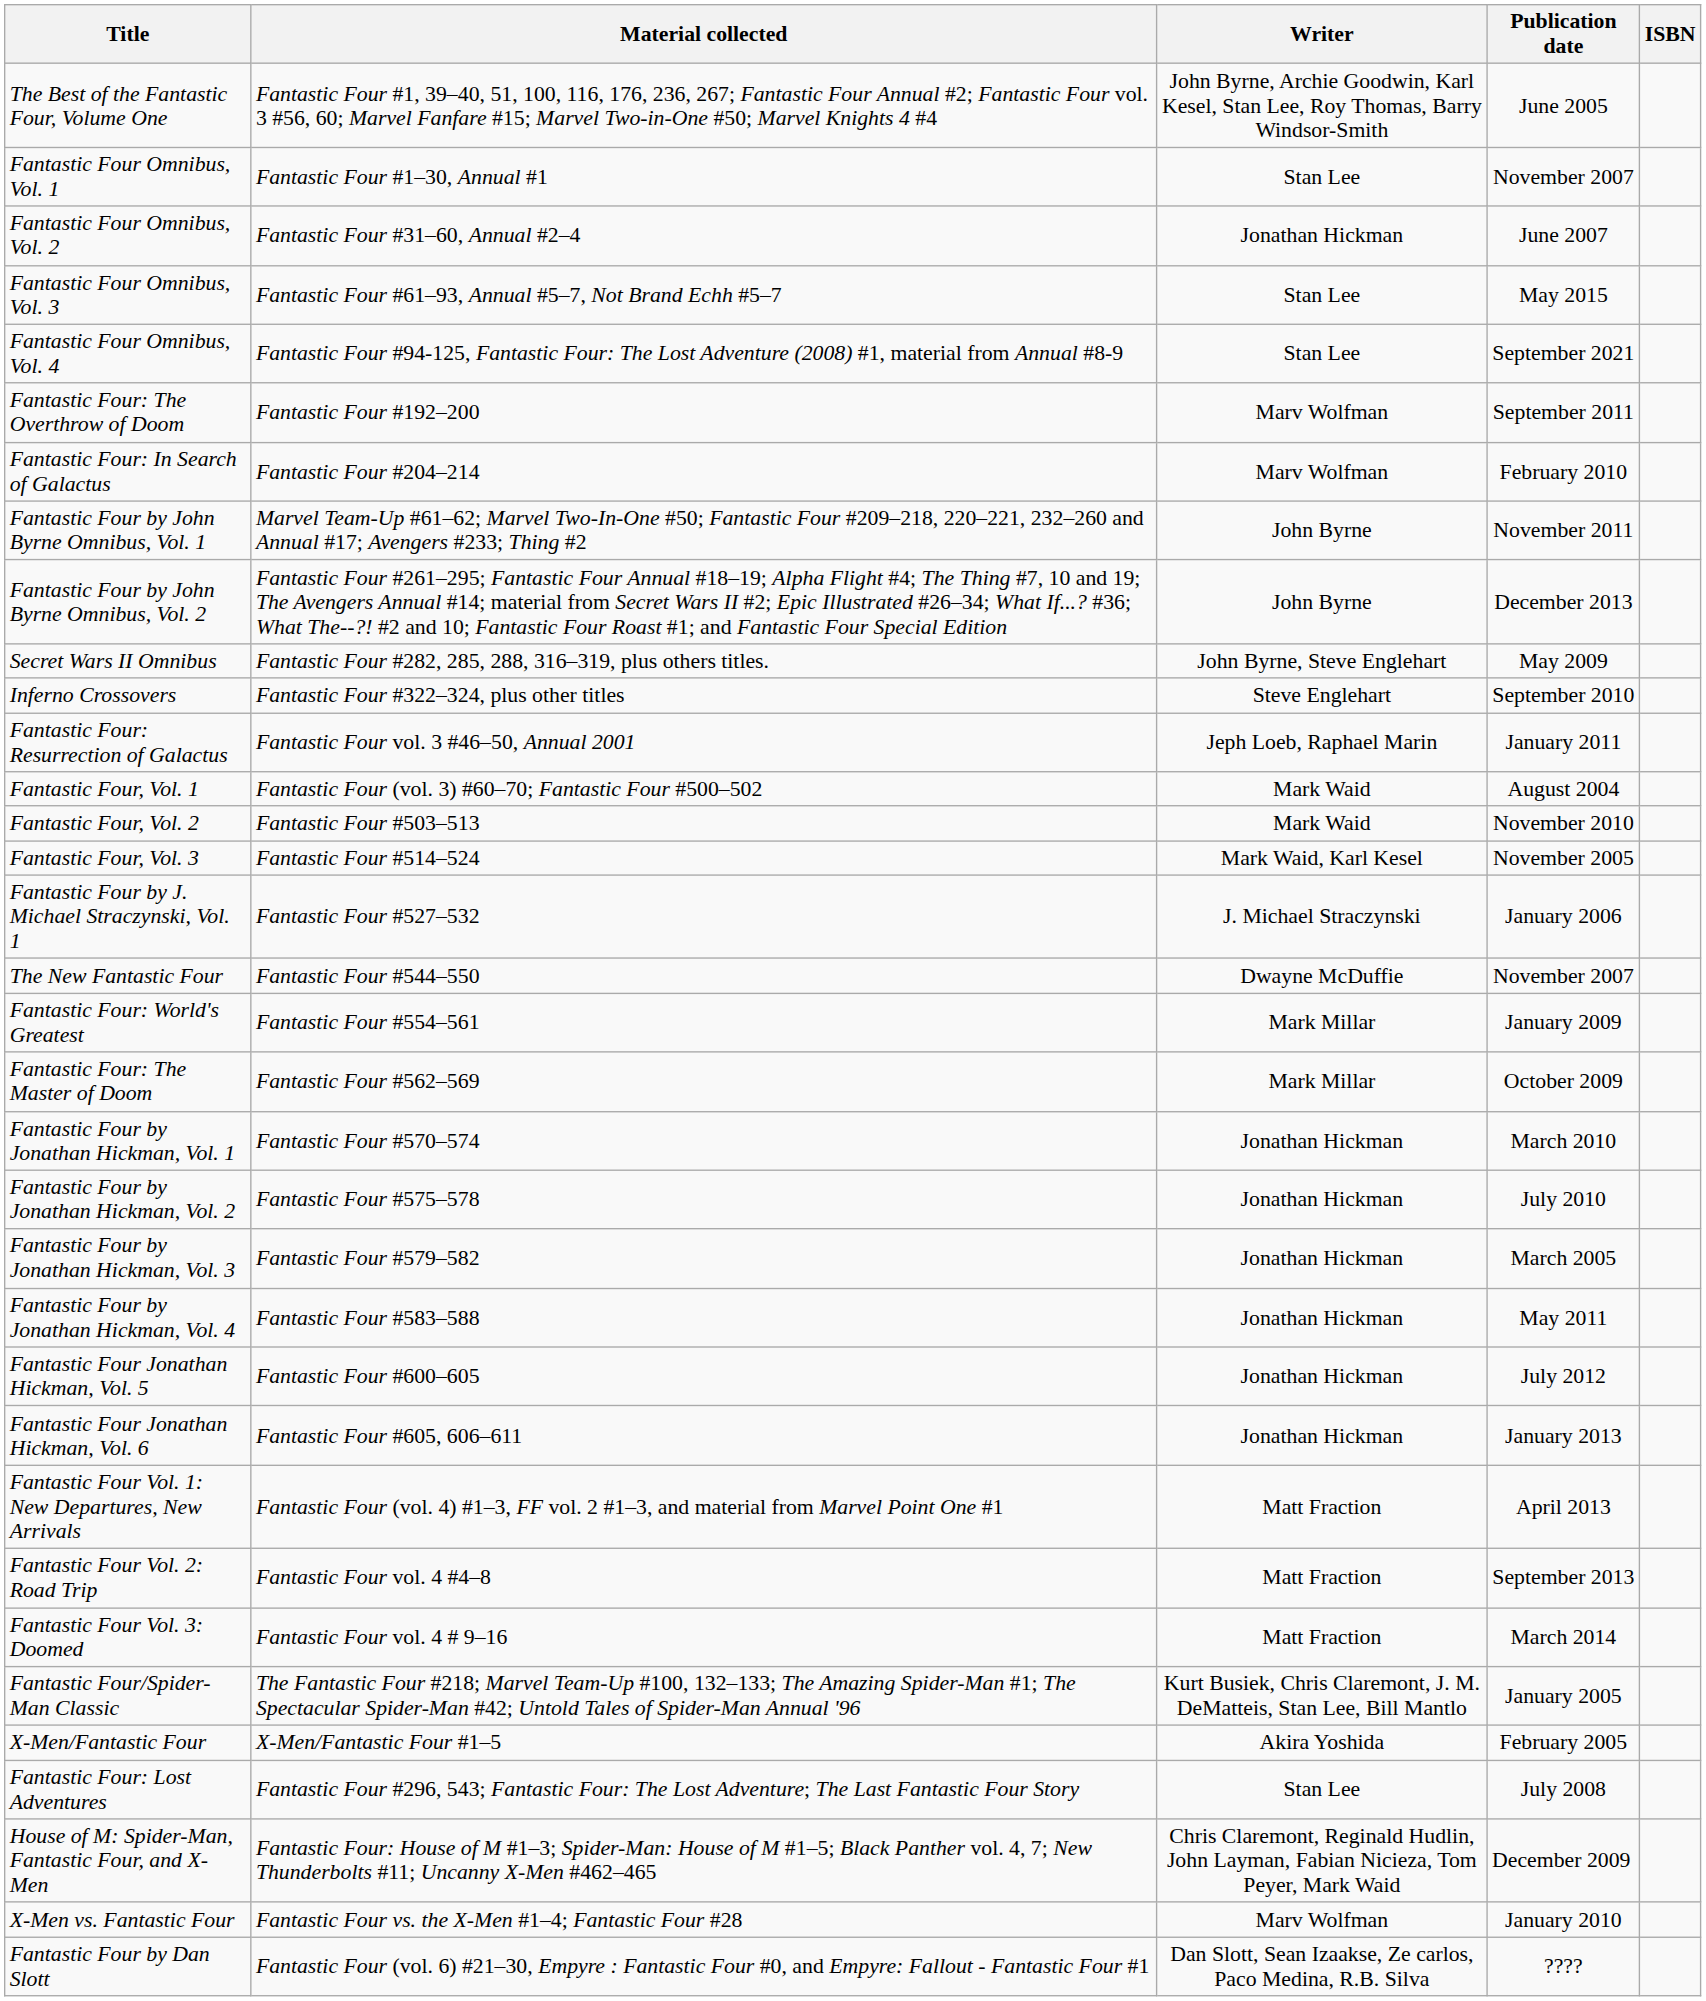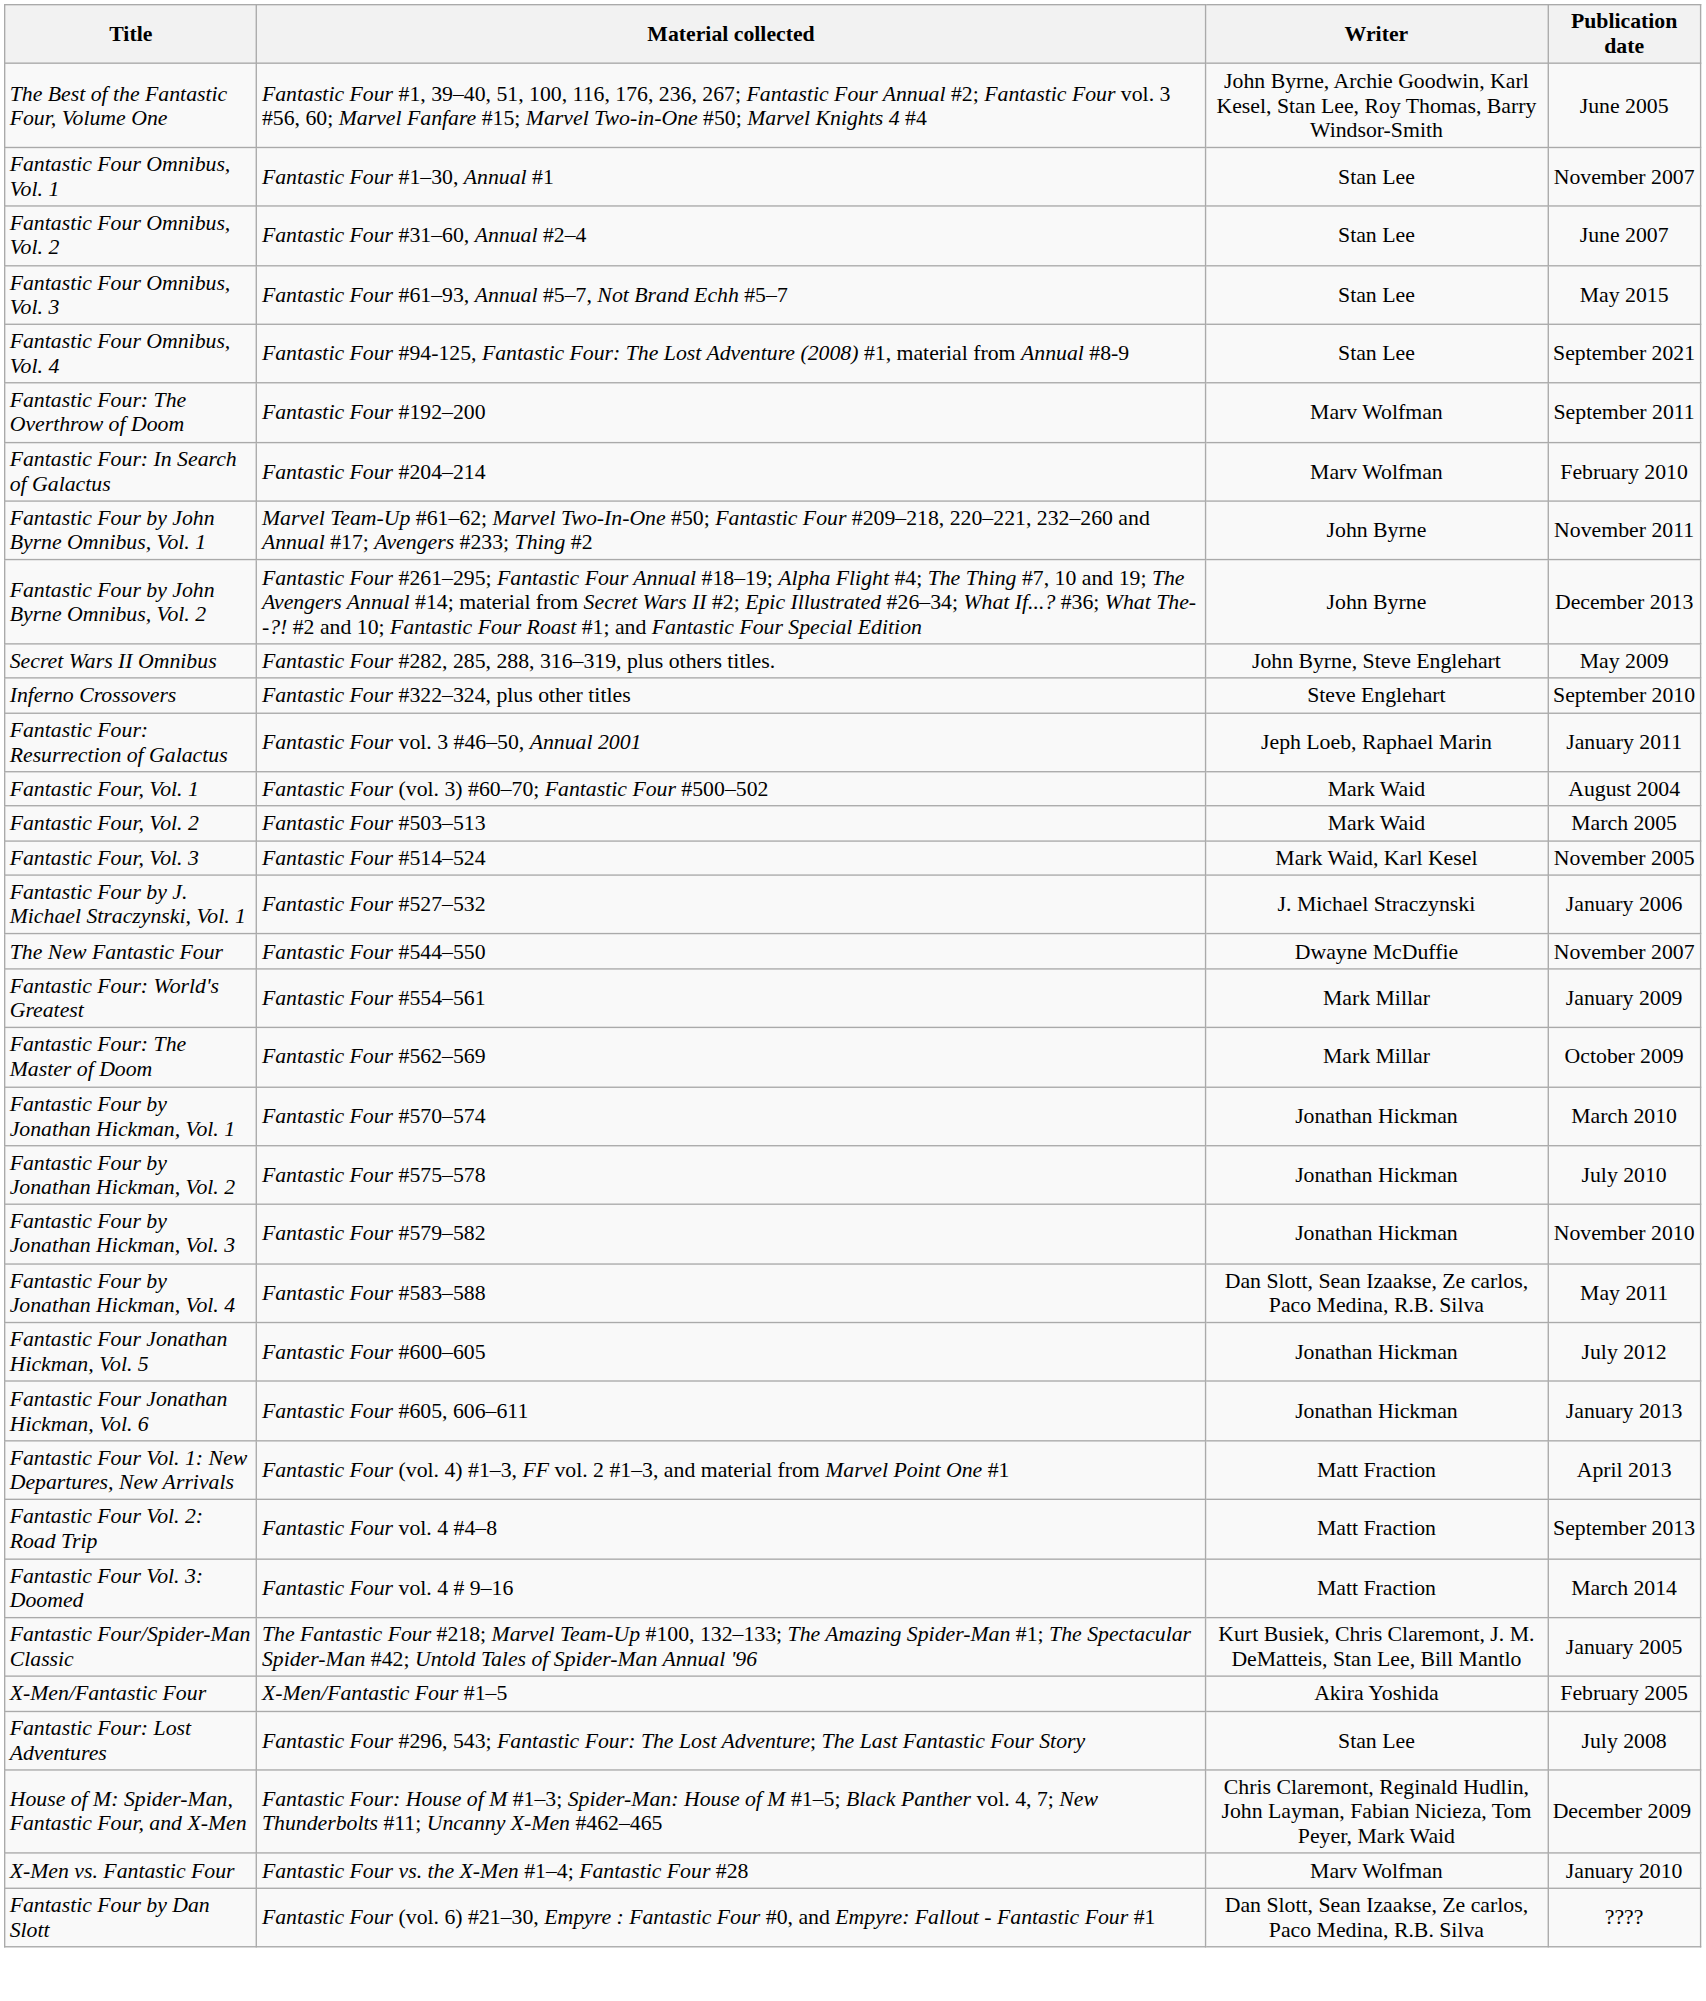- column: (1670, 33)
(1322, 235) Jonathan Hickman -> (1376, 235) Stan Lee
(1563, 823) November 2010 -> (1624, 823) March 2005
(1563, 1258) March 2005 -> (1624, 1233) November 2010
(1322, 1317) Jonathan Hickman -> (1376, 1292) Dan Slott, Sean Izaakse, Ze carlos, Paco Medina, R.B. Silva
